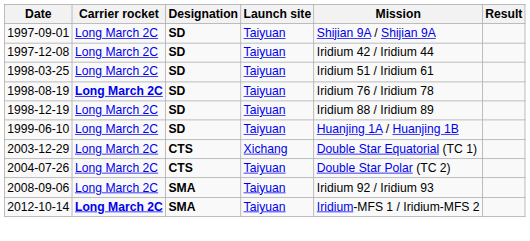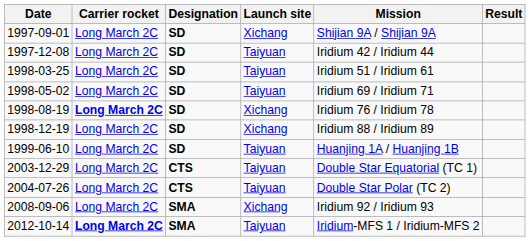(265, 33) Taiyuan -> (266, 33) Xichang
+ row: (38, 91)
(265, 91) Taiyuan -> (266, 110) Xichang
(265, 110) Taiyuan -> (266, 129) Xichang
(266, 149) Xichang -> (265, 168) Taiyuan
(265, 187) Taiyuan -> (266, 206) Xichang
